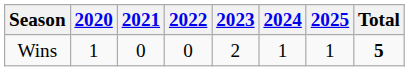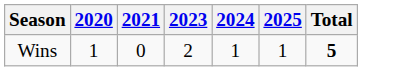- column: (188, 19)
